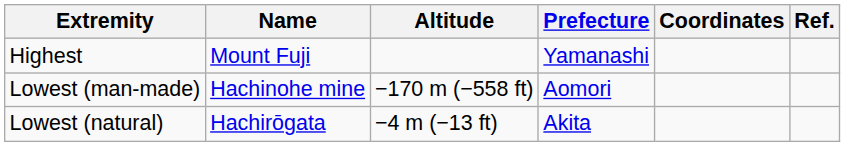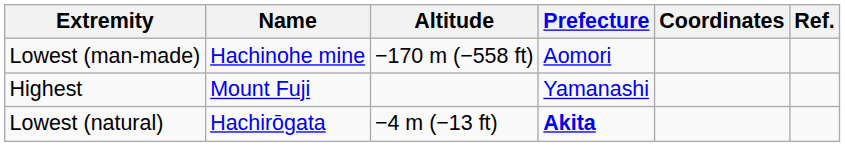rows swapped: (46, 55) <-> (105, 89)
(567, 123) normal -> (570, 123) bold
